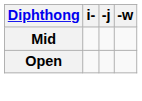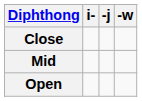+ row: (44, 38)
